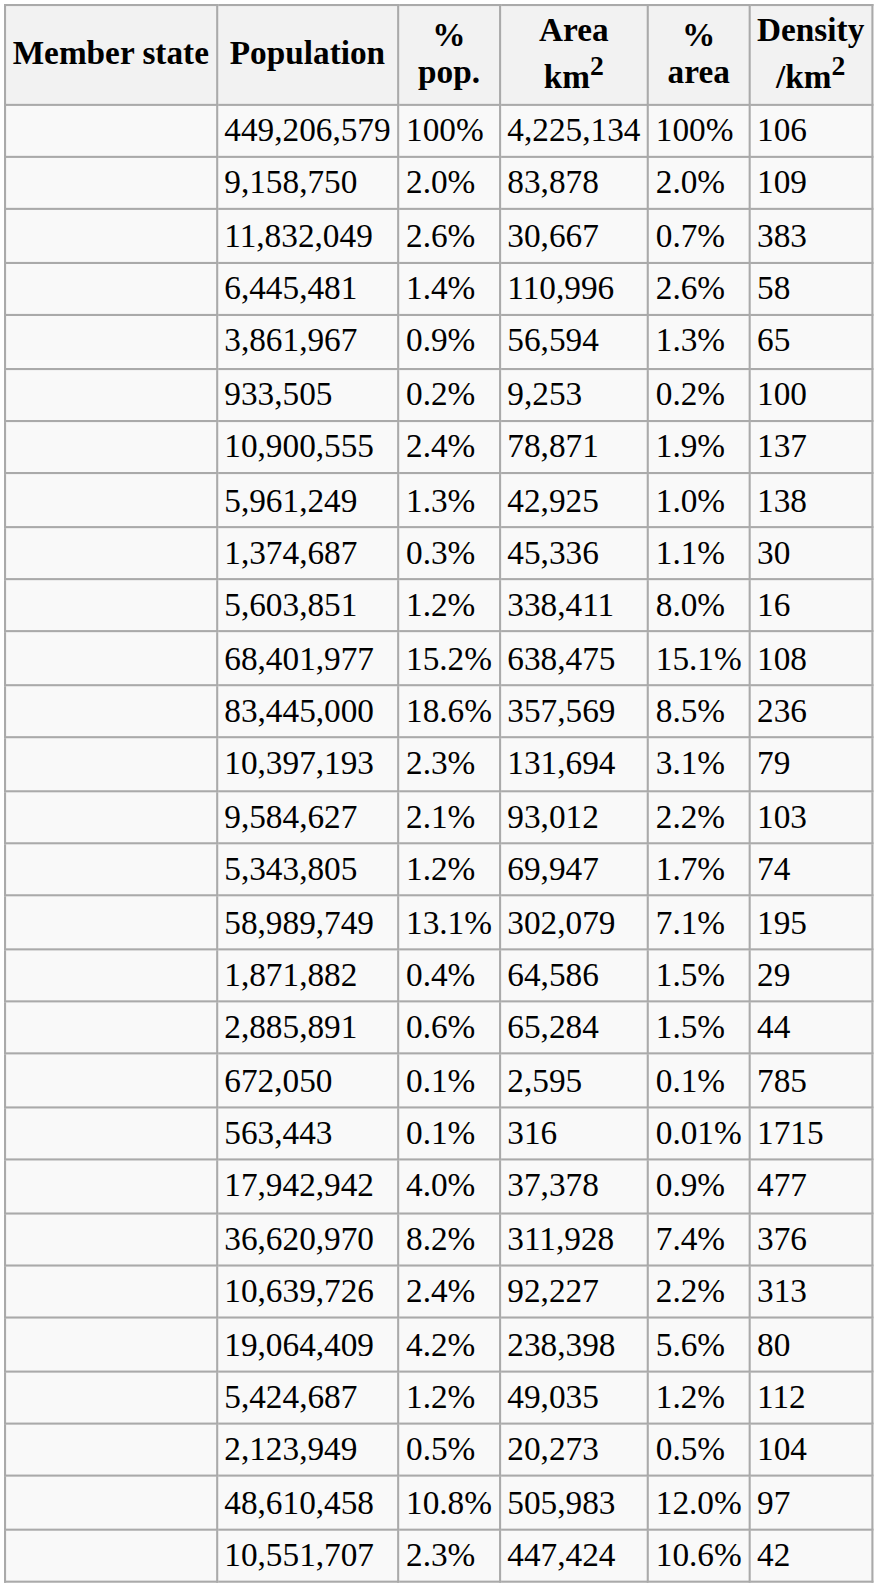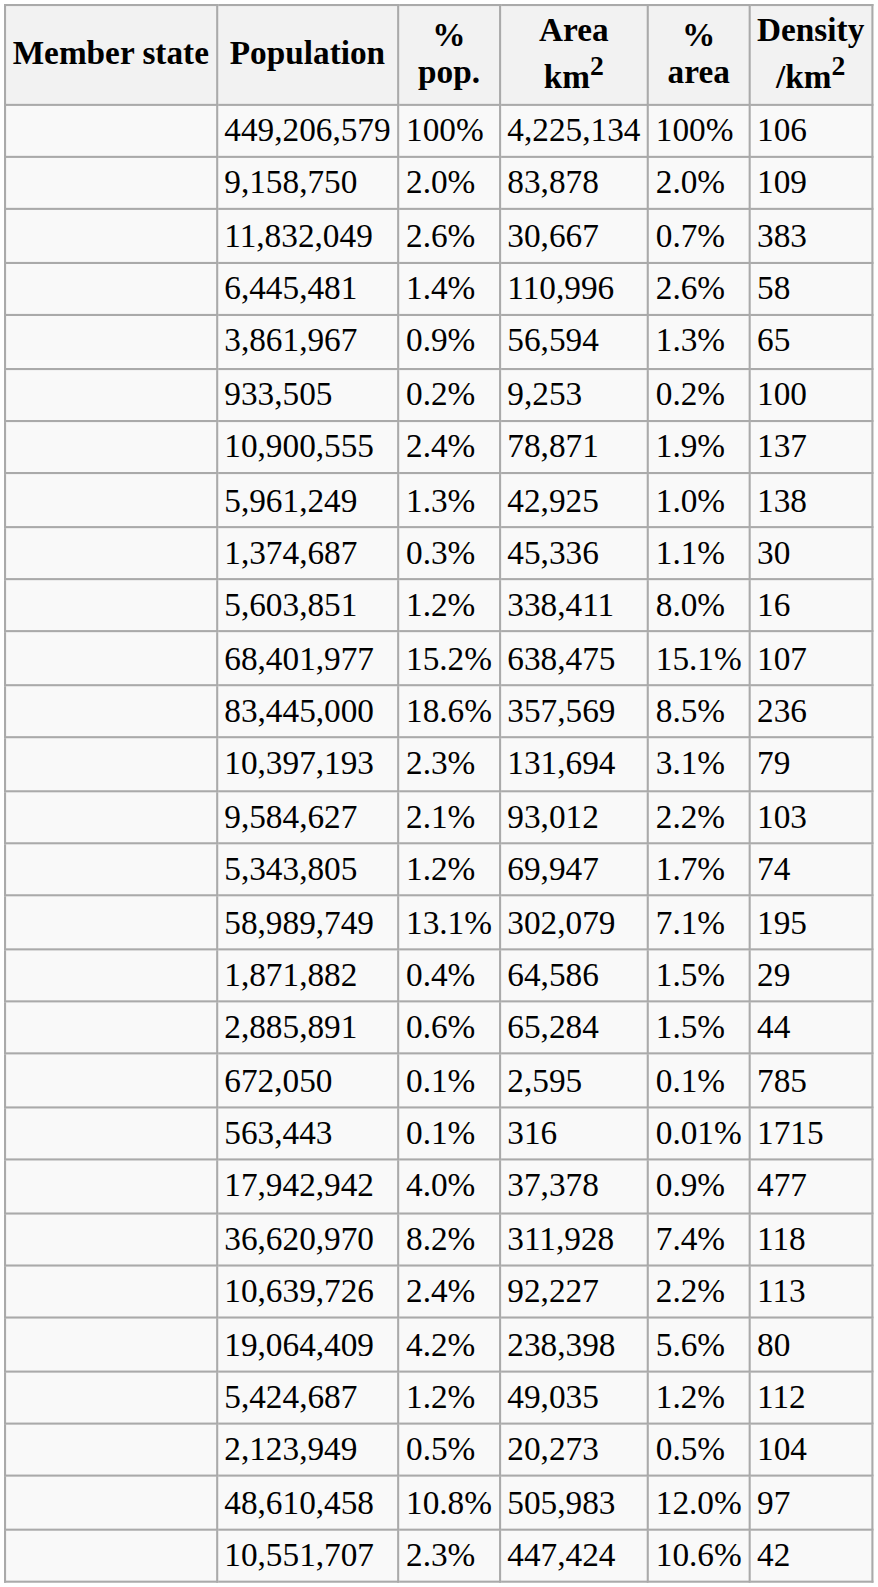(782, 657) 108 -> (782, 657) 107
(782, 1238) 376 -> (781, 1238) 118
(782, 1291) 313 -> (781, 1291) 113
